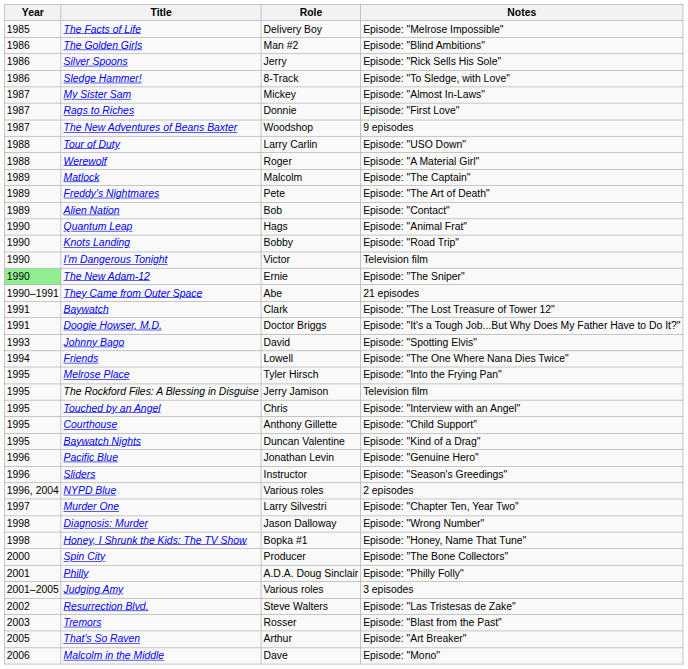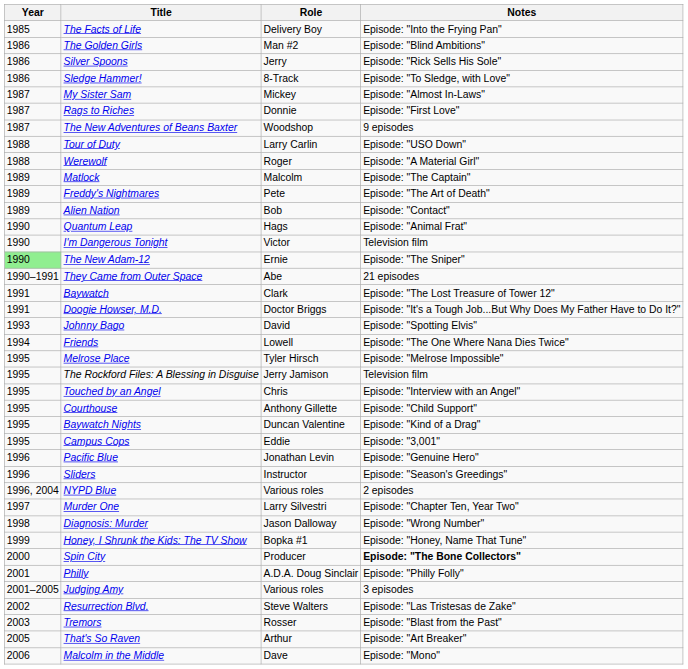(433, 29) Episode: "Melrose Impossible" -> (432, 29) Episode: "Into the Frying Pan"
- row: (97, 243)
(432, 375) Episode: "Into the Frying Pan" -> (433, 359) Episode: "Melrose Impossible"
+ row: (97, 441)
(18, 540) 1998 -> (18, 540) 1999
(436, 557) normal -> (442, 557) bold
